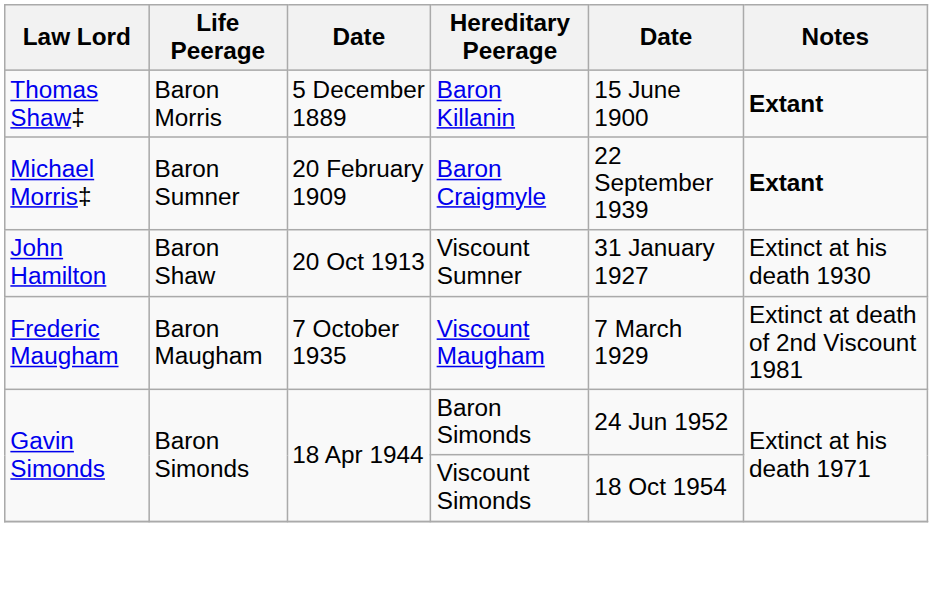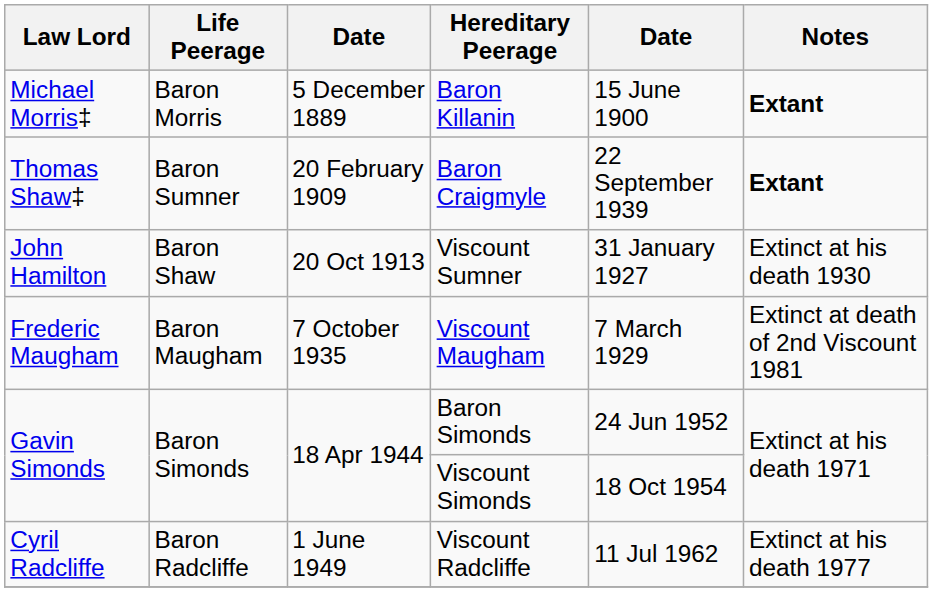(54, 103) Thomas Shaw‡ -> (52, 103) Michael Morris‡
(52, 183) Michael Morris‡ -> (54, 183) Thomas Shaw‡
+ row: (484, 553)
